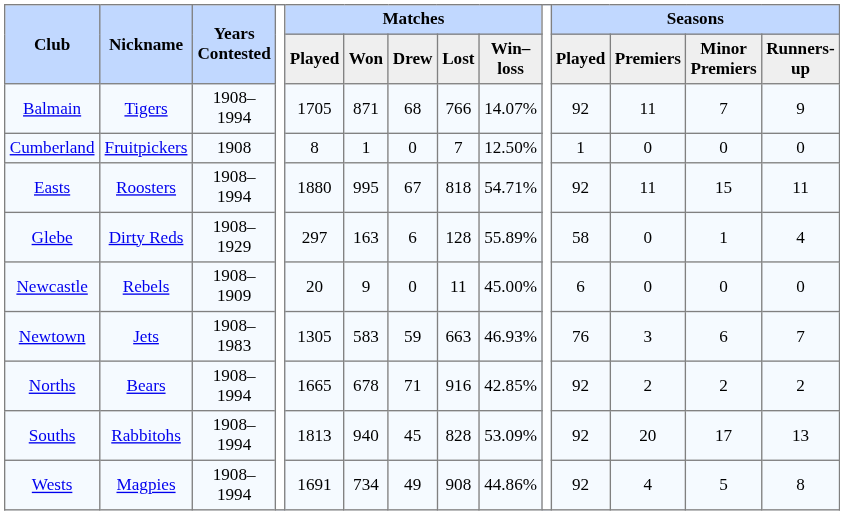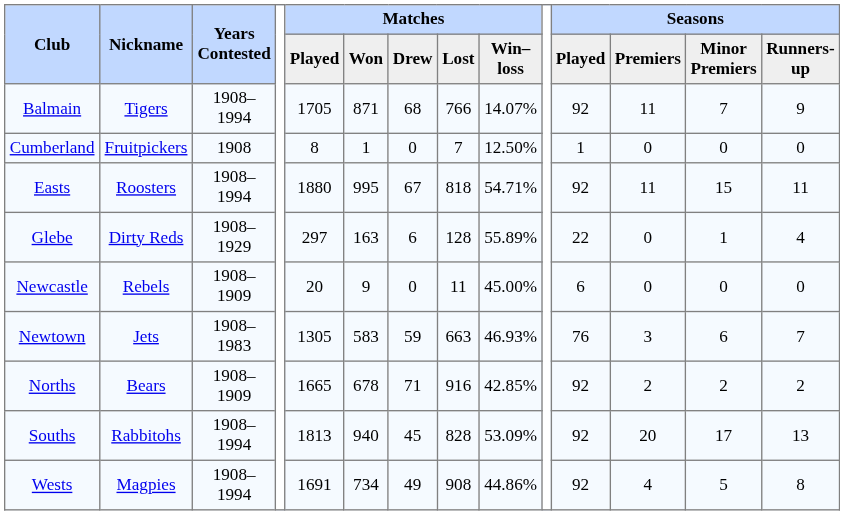(581, 236) 58 -> (581, 236) 22
(234, 385) 1908–1994 -> (234, 385) 1908–1909
